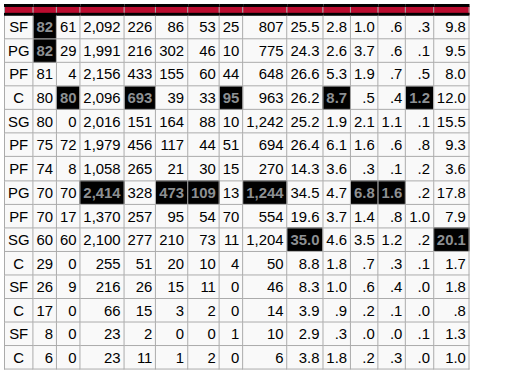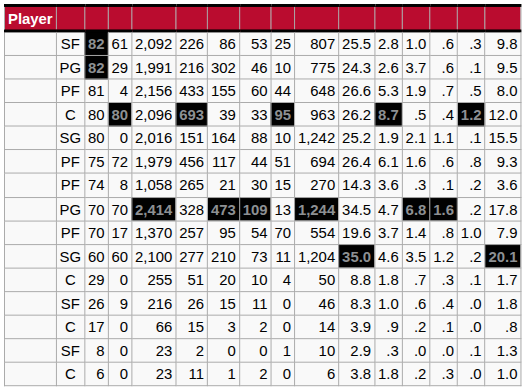+ column: (30, 18)
